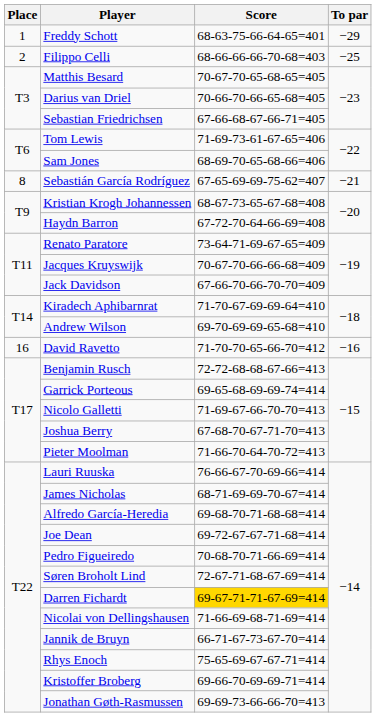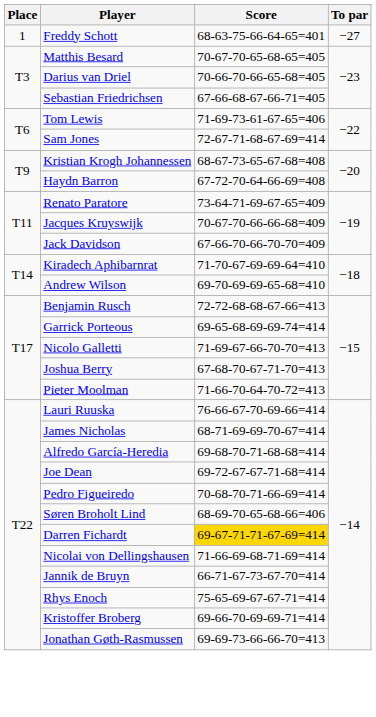(350, 35) −29 -> (350, 35) −27
- row: (77, 56)
(261, 160) 68-69-70-65-68-66=406 -> (261, 139) 72-67-71-68-67-69=414
- row: (117, 181)
- row: (81, 347)
(261, 576) 72-67-71-68-67-69=414 -> (261, 514) 68-69-70-65-68-66=406
